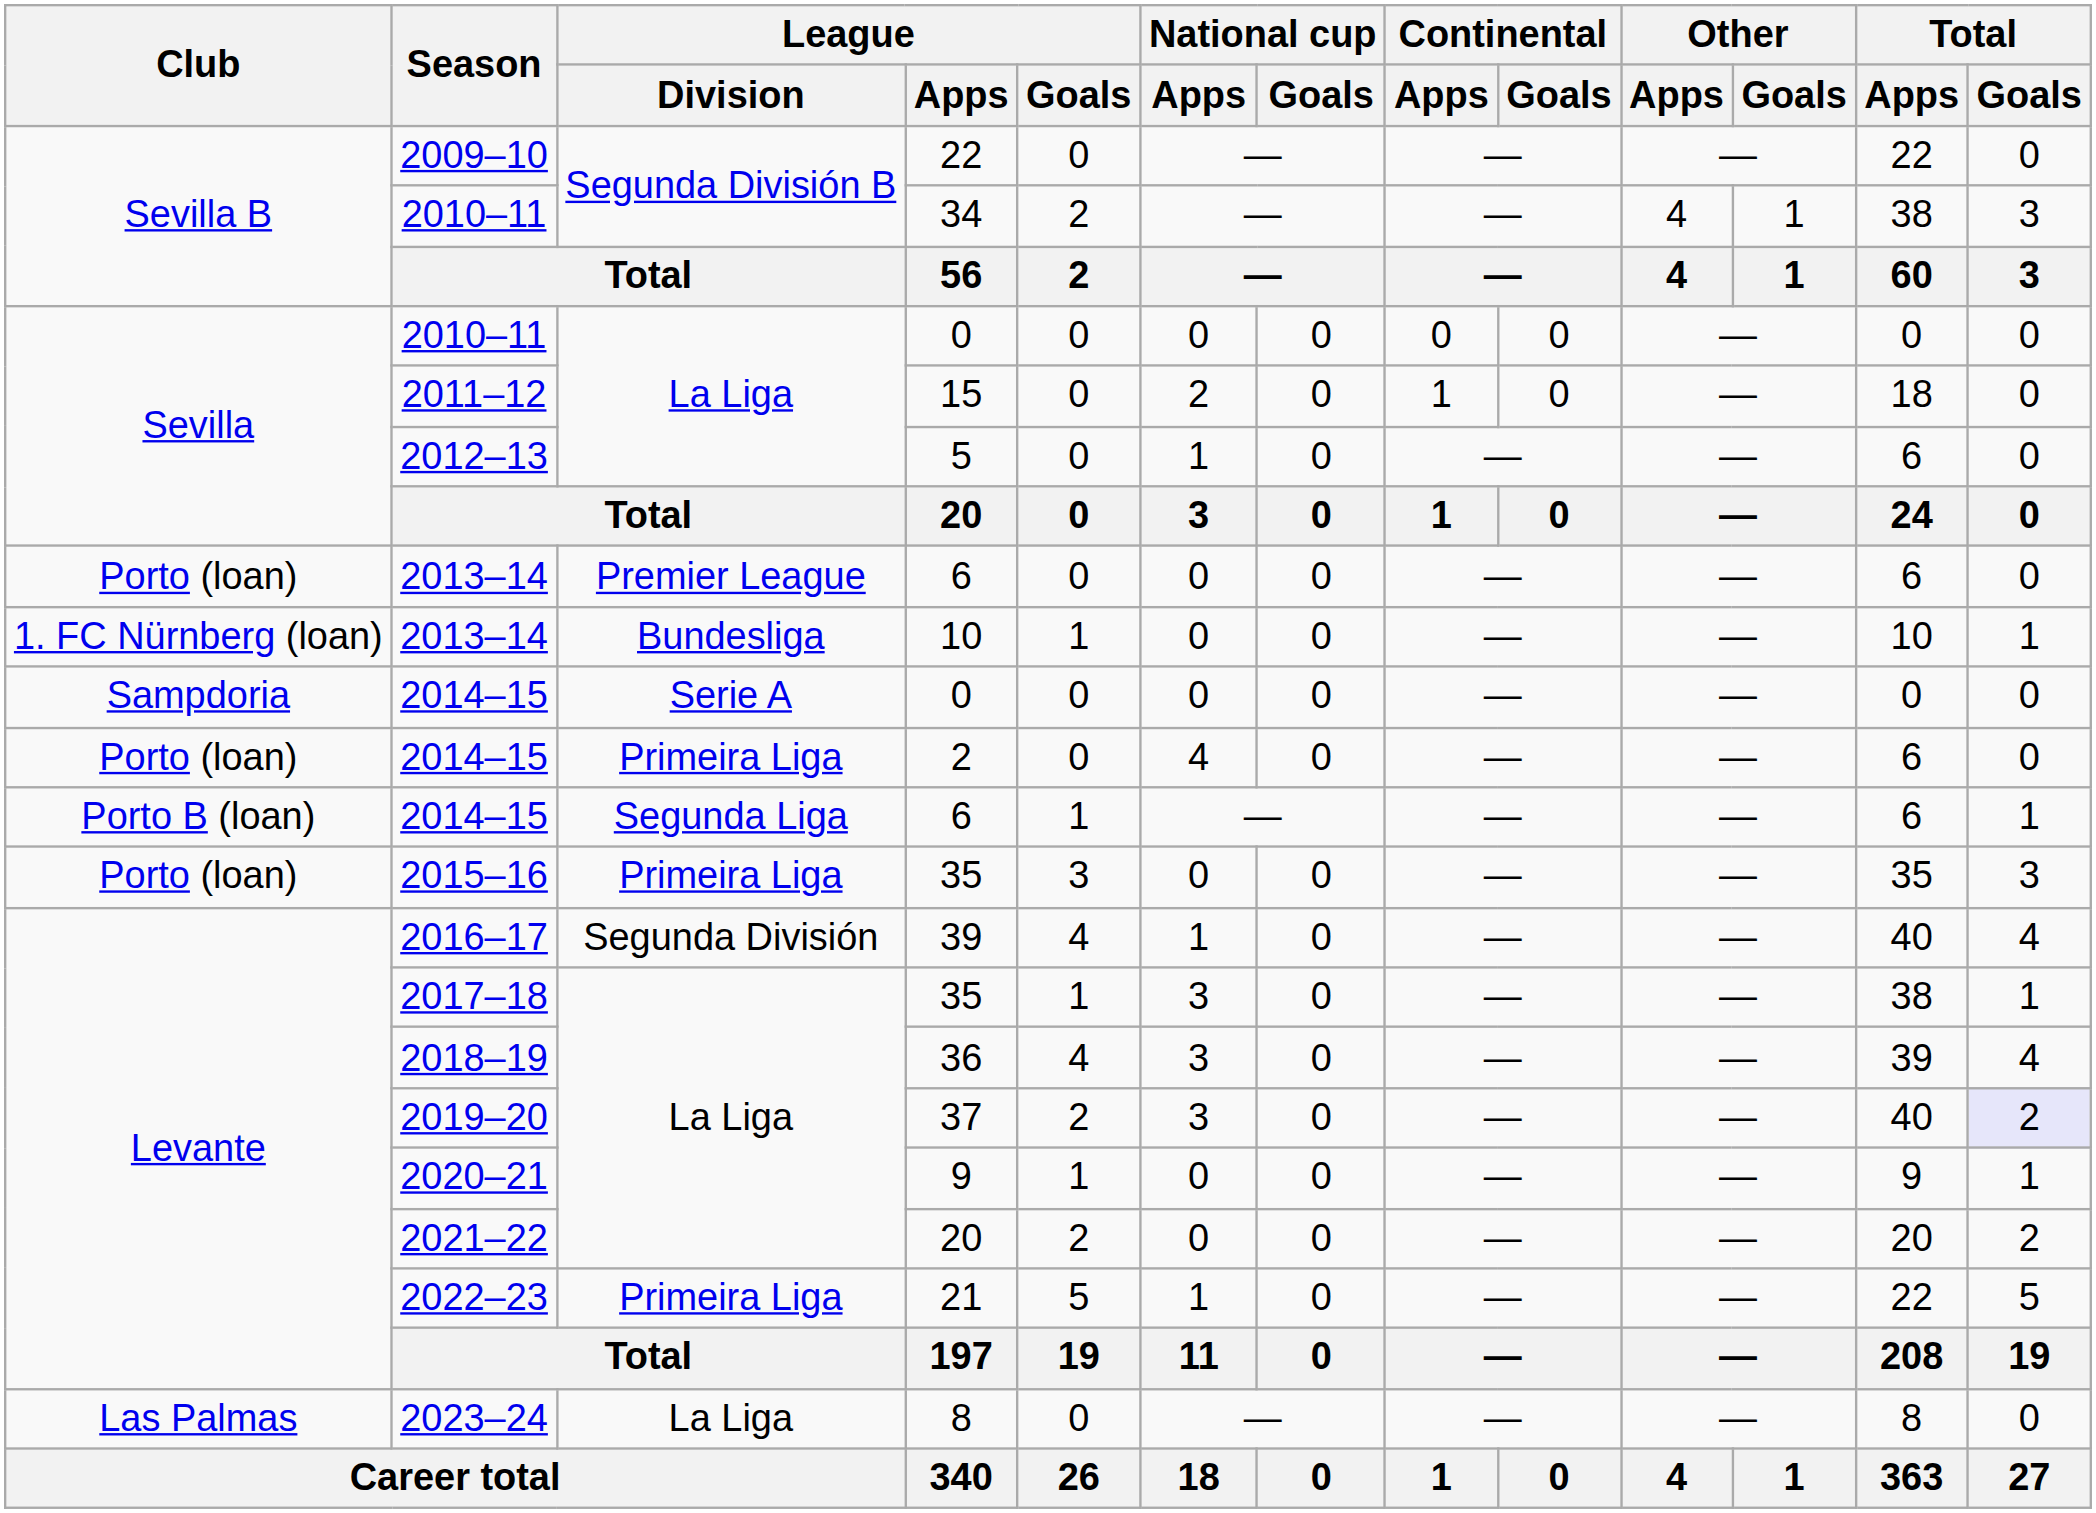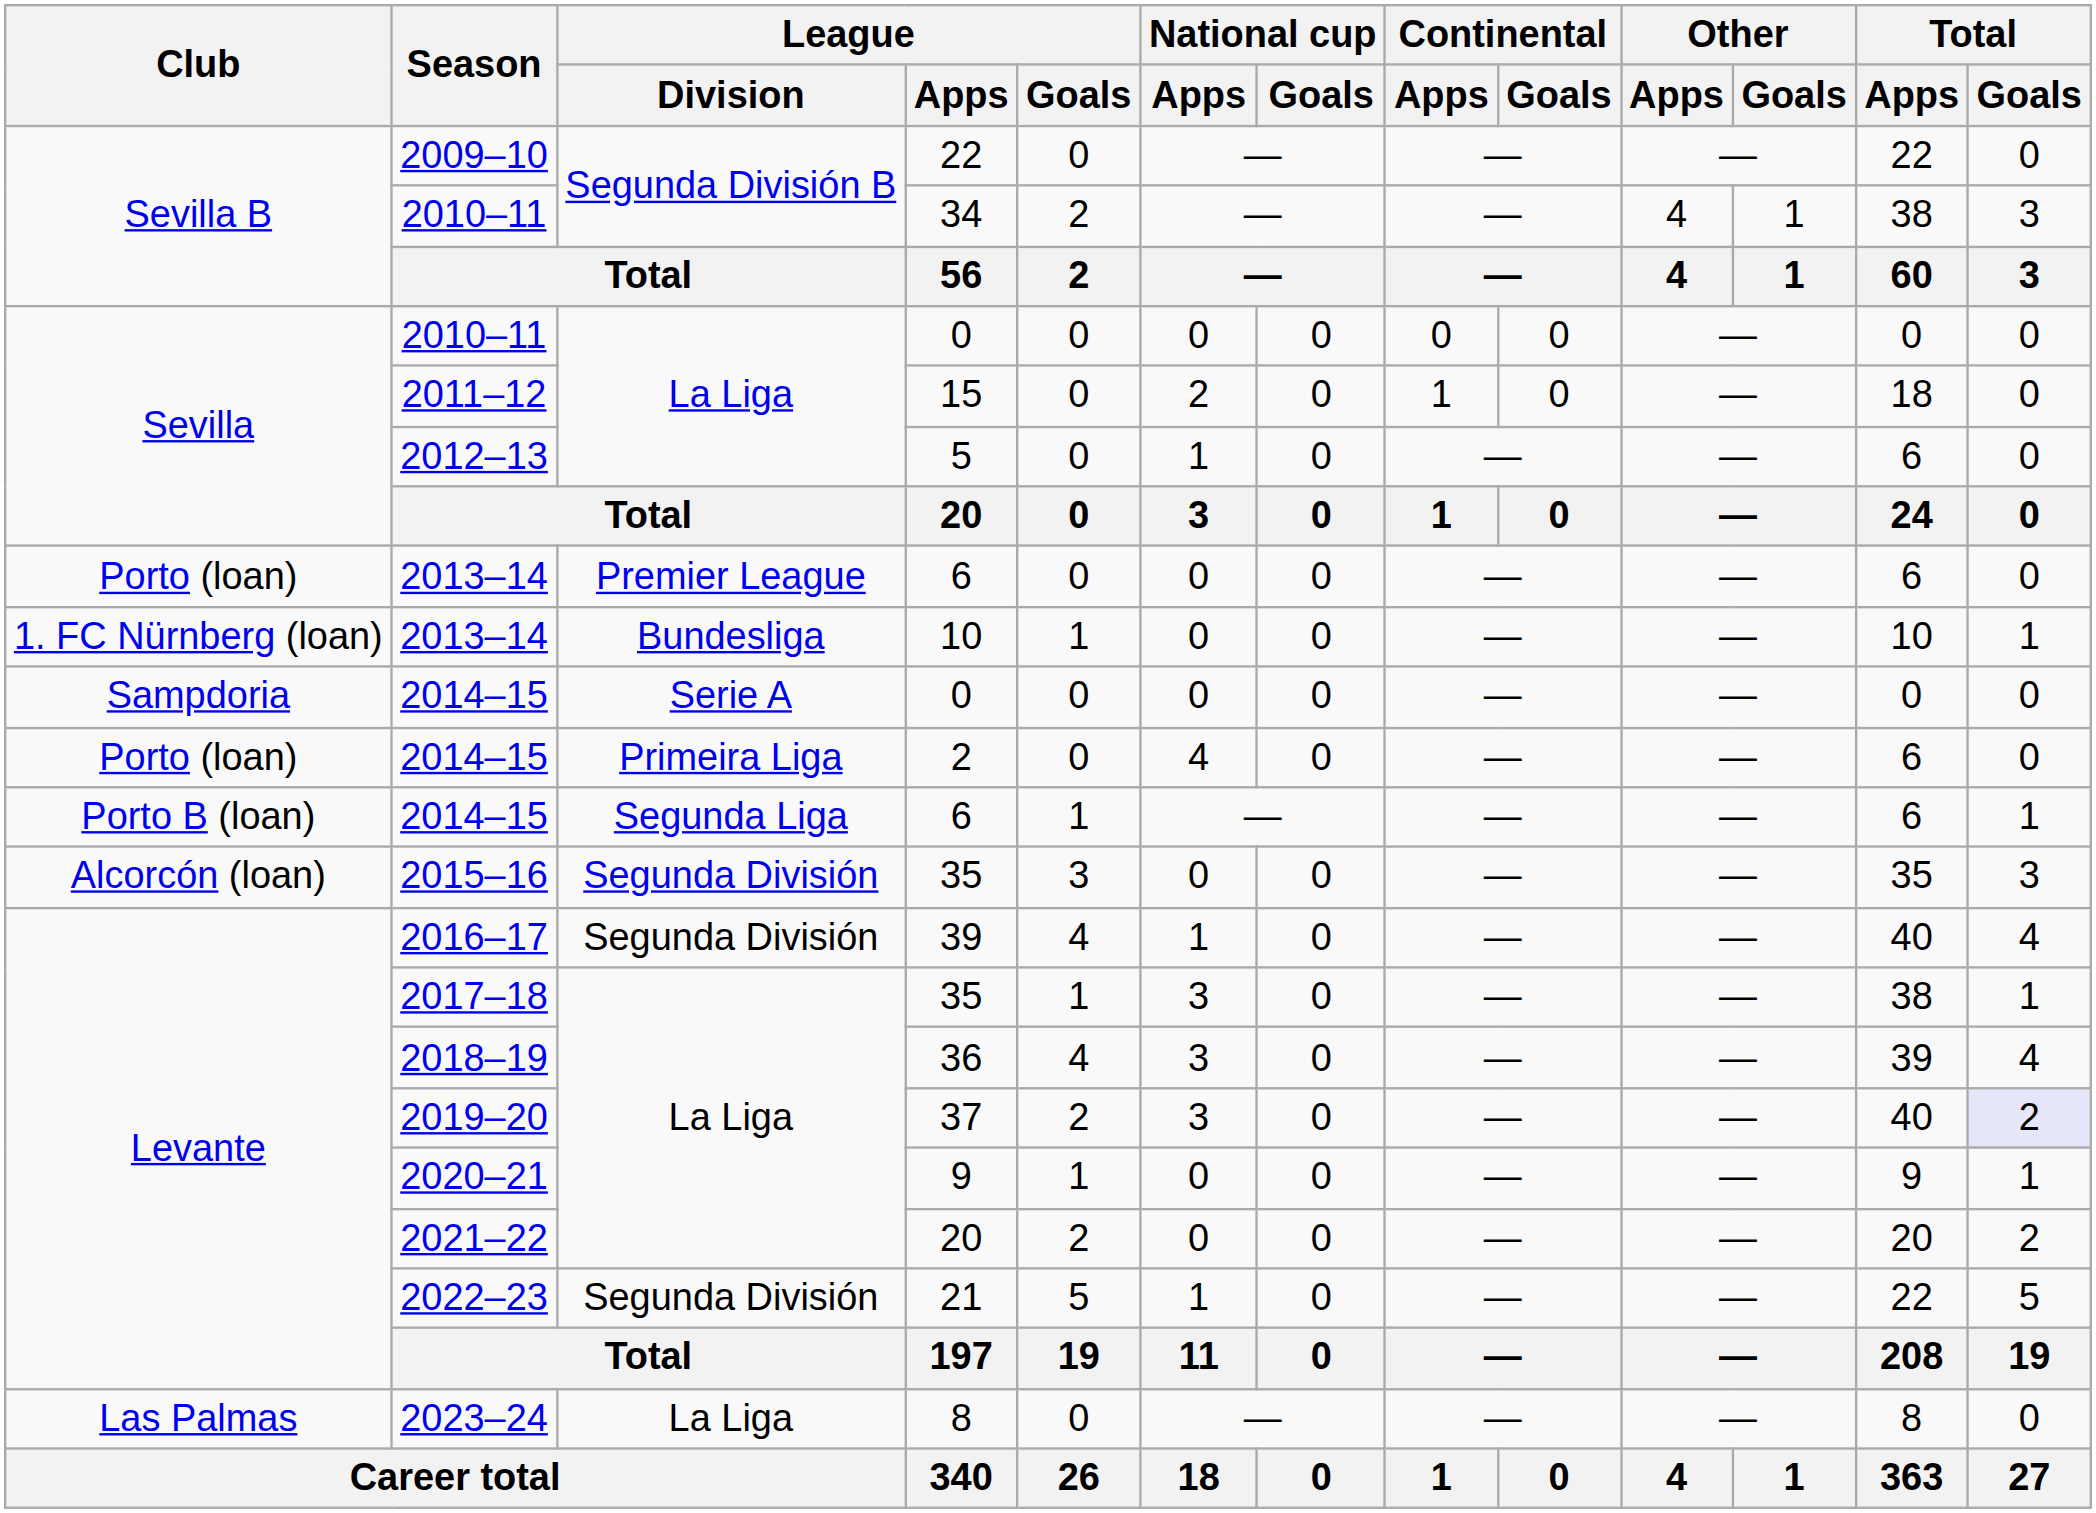(198, 876) Porto (loan) -> (198, 876) Alcorcón (loan)
(731, 876) Primeira Liga -> (731, 876) Segunda División
(731, 1297) Primeira Liga -> (731, 1297) Segunda División
